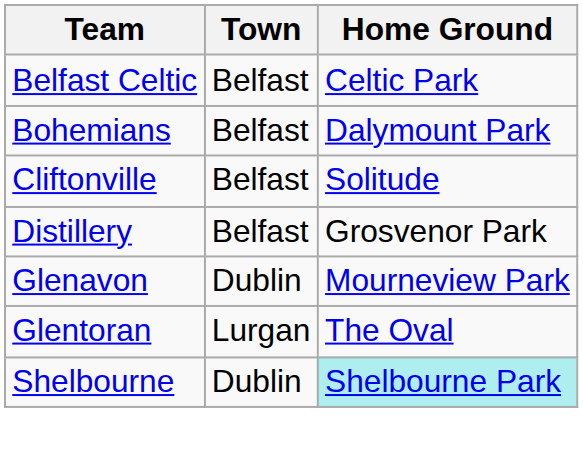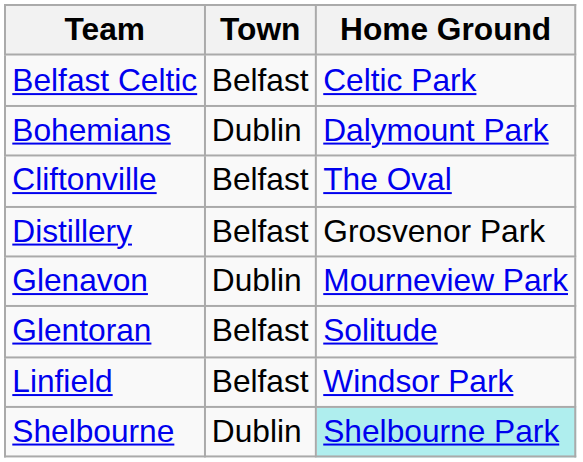(260, 130) Belfast -> (257, 130) Dublin
(382, 180) Solitude -> (388, 180) The Oval
(261, 331) Lurgan -> (260, 331) Belfast
(389, 331) The Oval -> (380, 331) Solitude
+ row: (62, 381)
